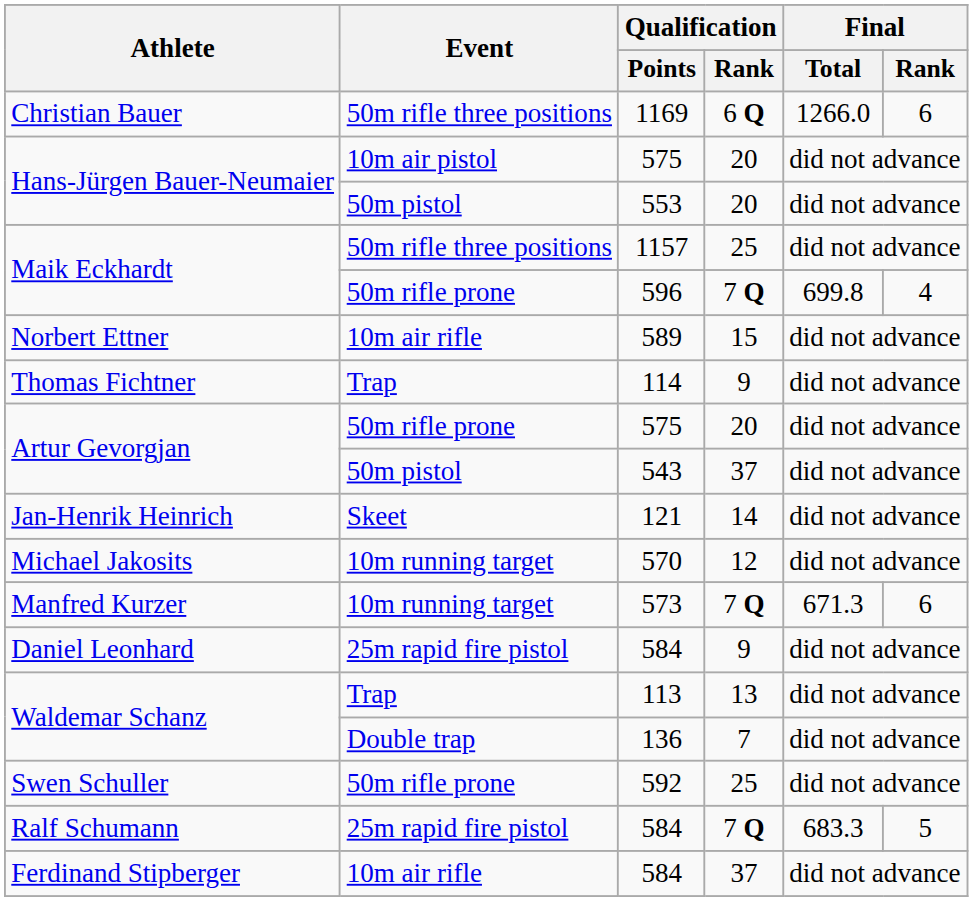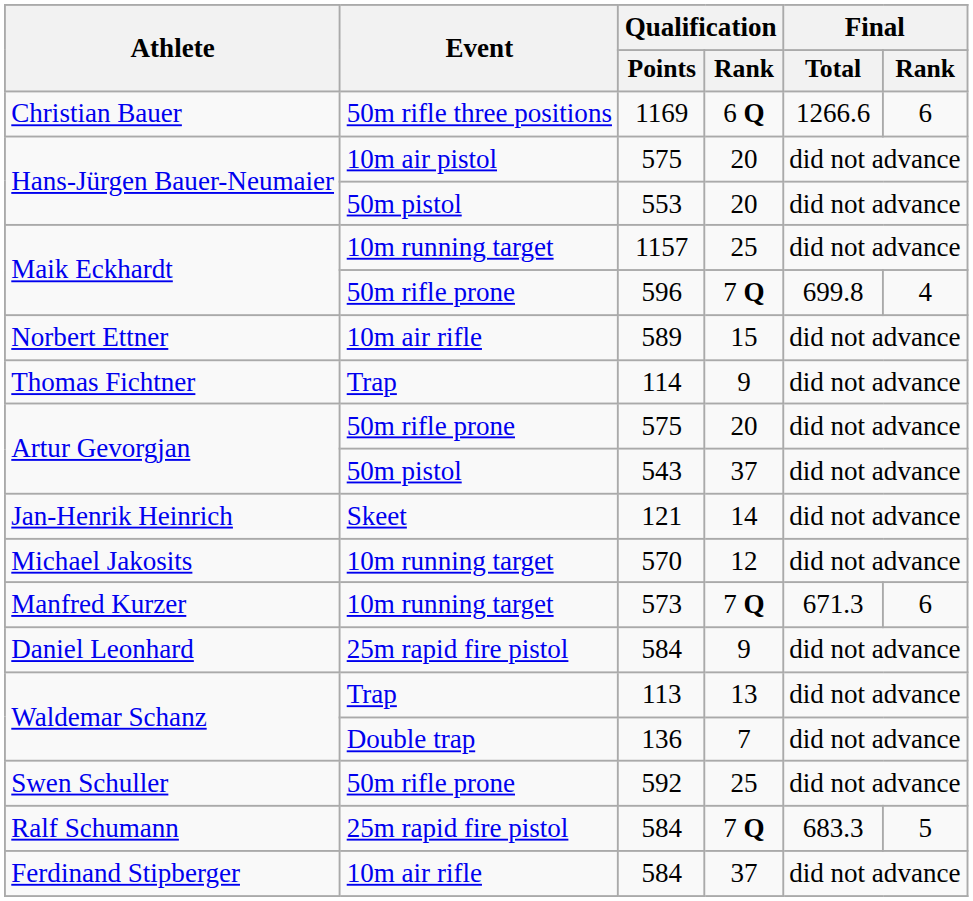(833, 114) 1266.0 -> (833, 114) 1266.6
(479, 248) 50m rifle three positions -> (450, 248) 10m running target
